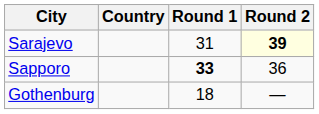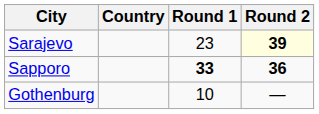(205, 43) 31 -> (205, 43) 23
(278, 69) normal -> (278, 69) bold
(205, 95) 18 -> (205, 95) 10
